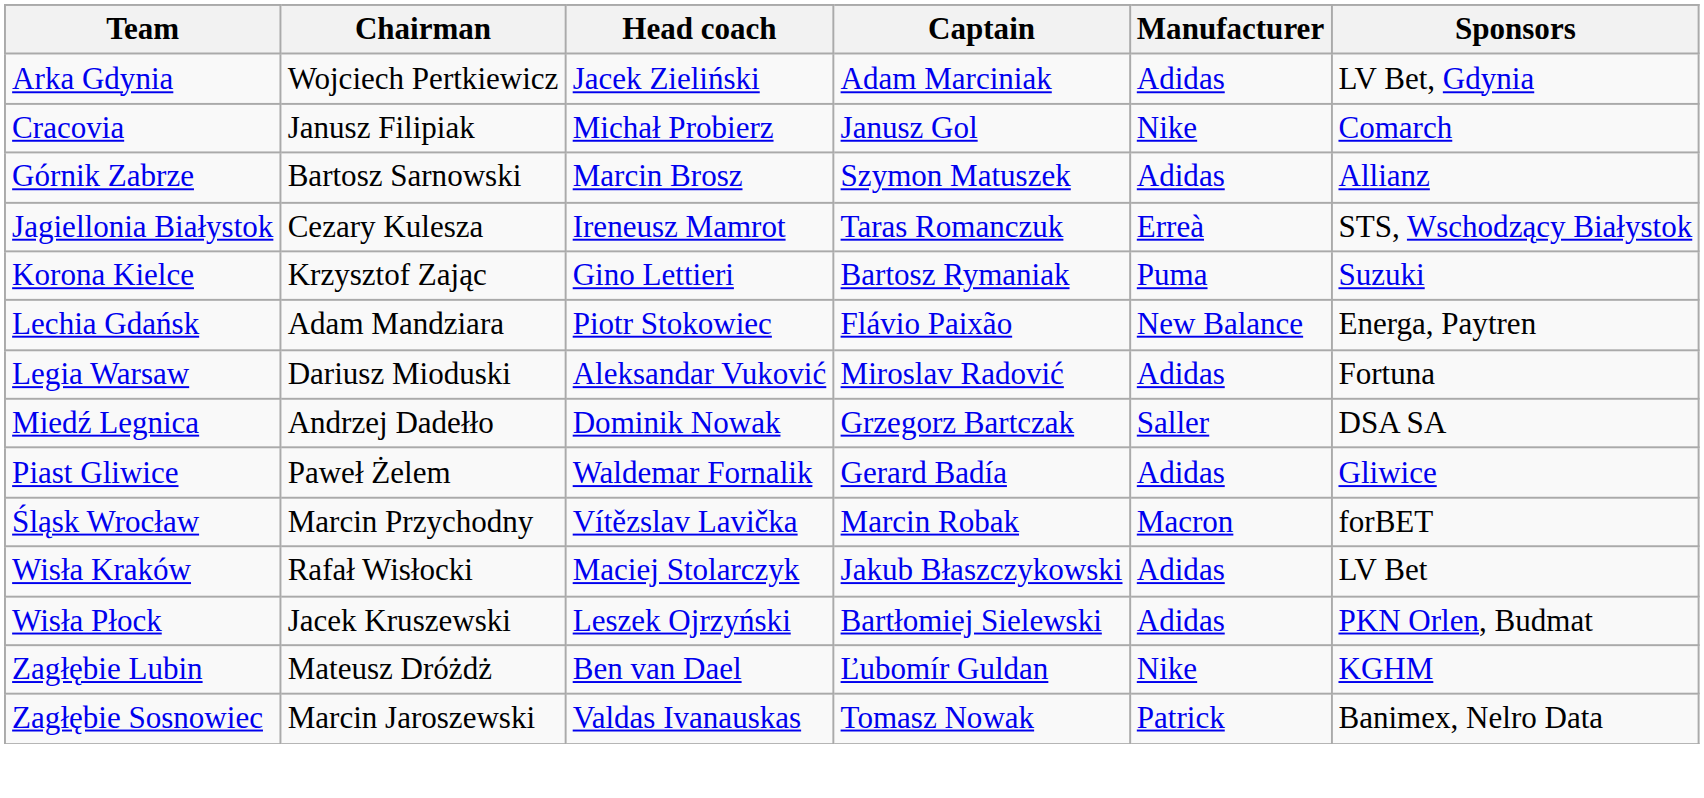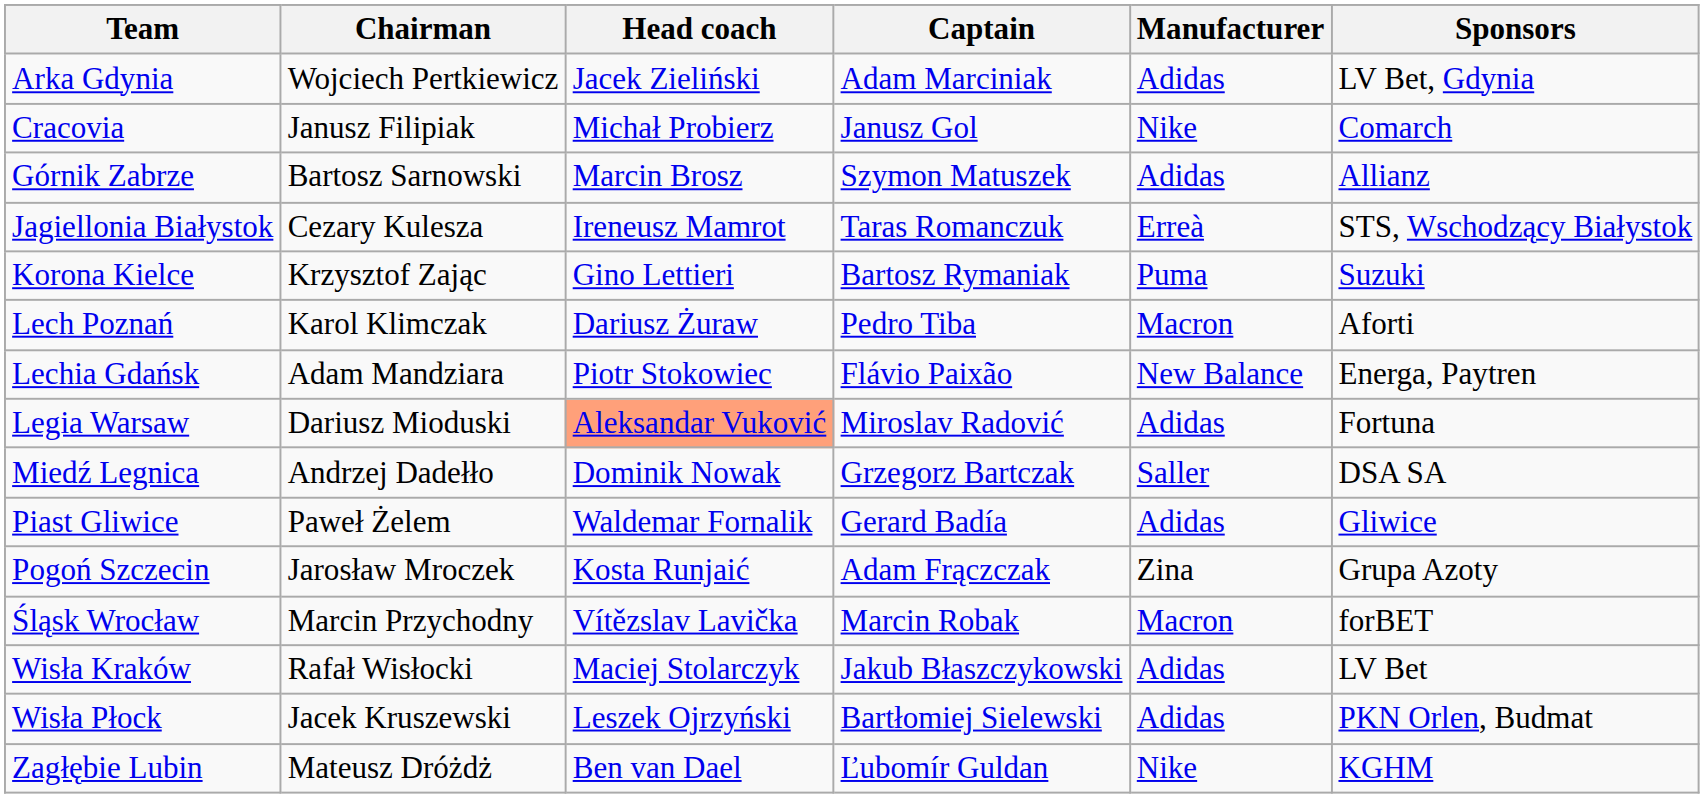+ row: (93, 324)
(699, 373) no background -> (699, 422) lightsalmon background
+ row: (111, 570)
- row: (138, 718)
